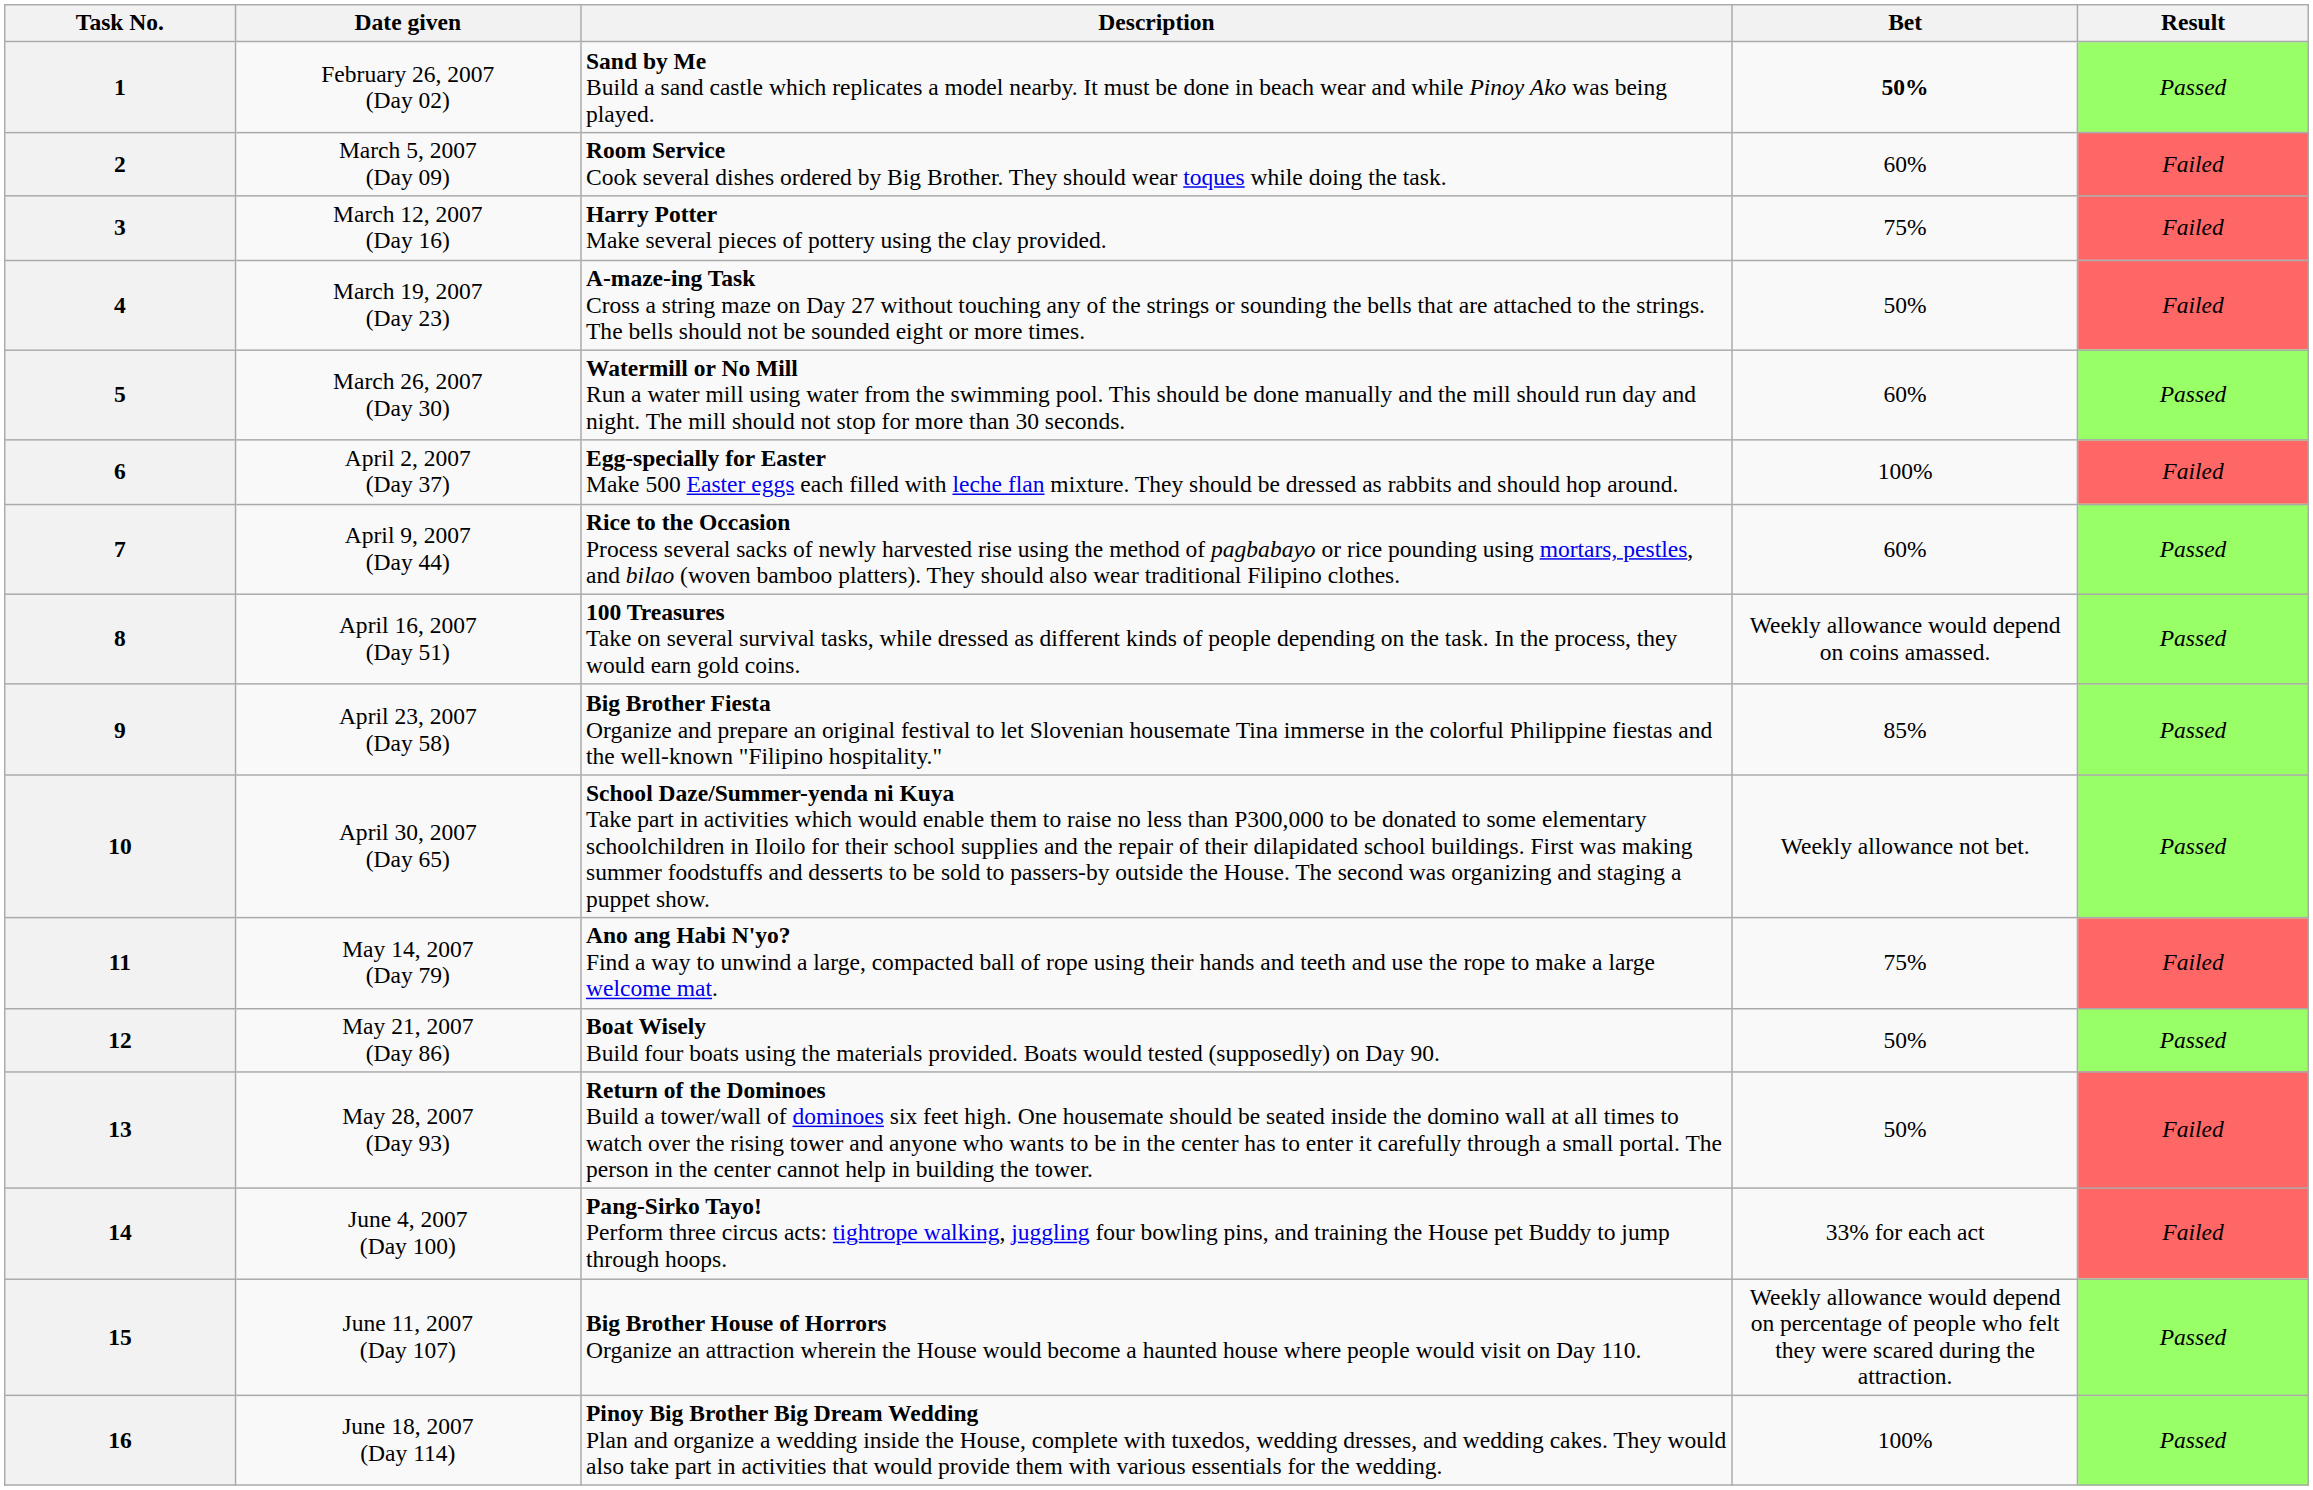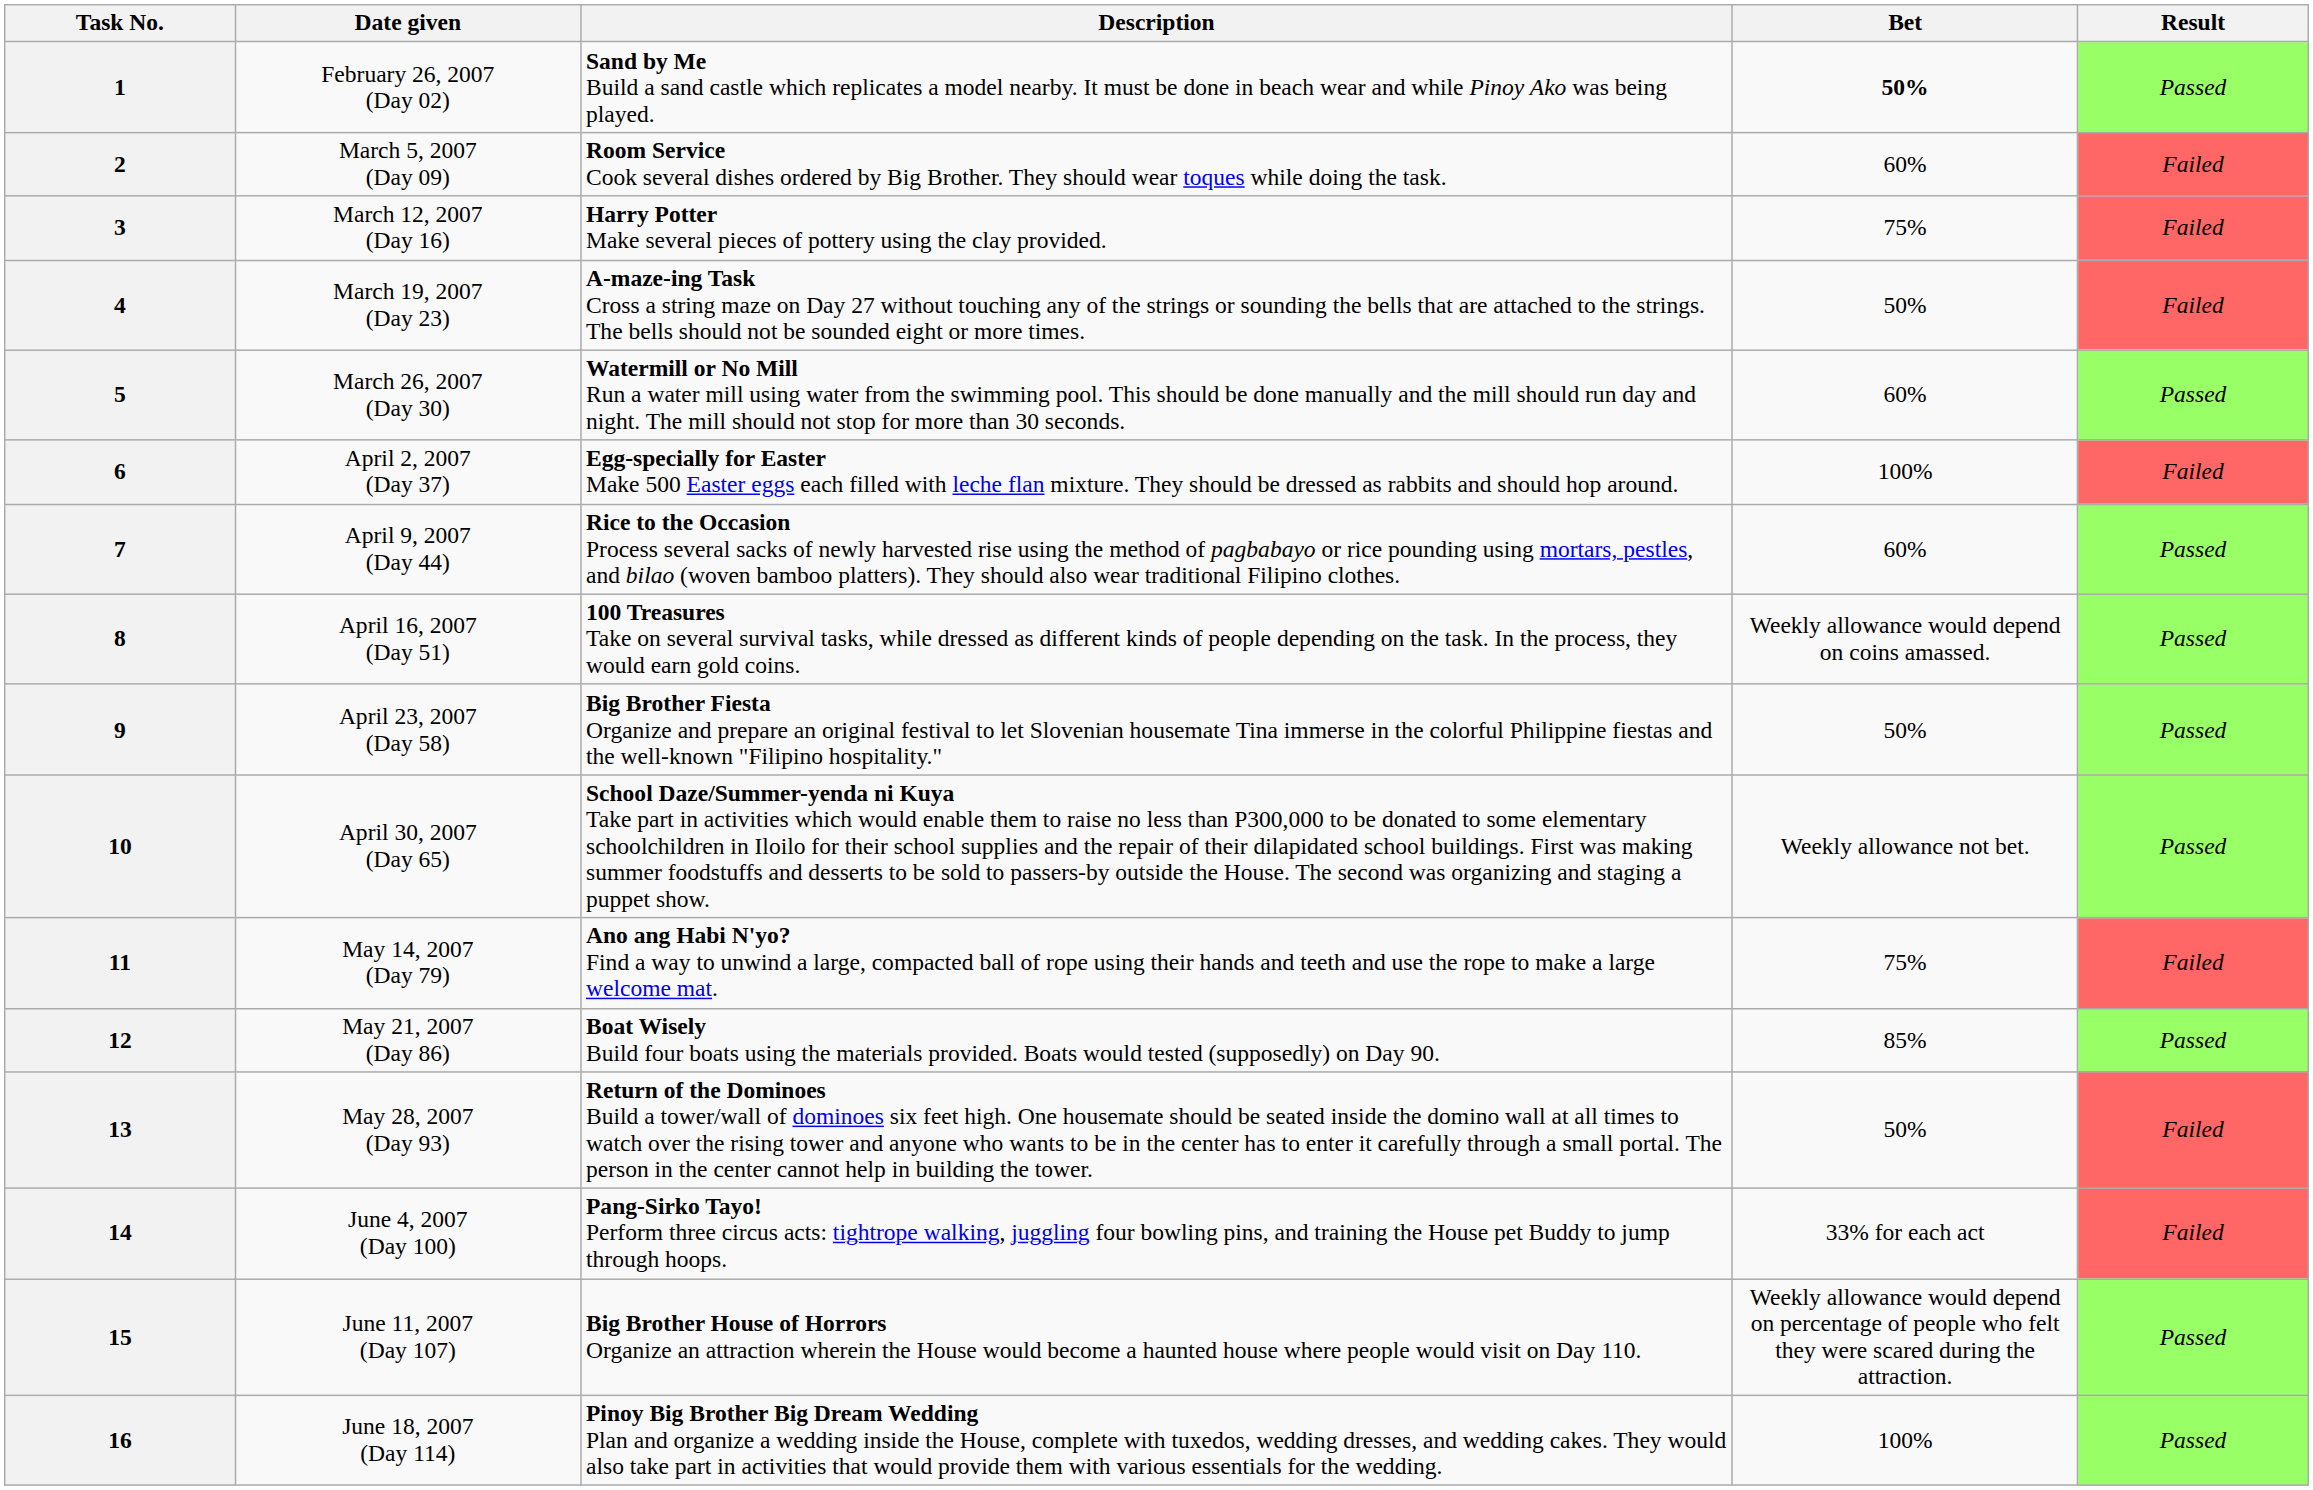(1905, 729) 85% -> (1905, 729) 50%
(1905, 1039) 50% -> (1905, 1039) 85%
